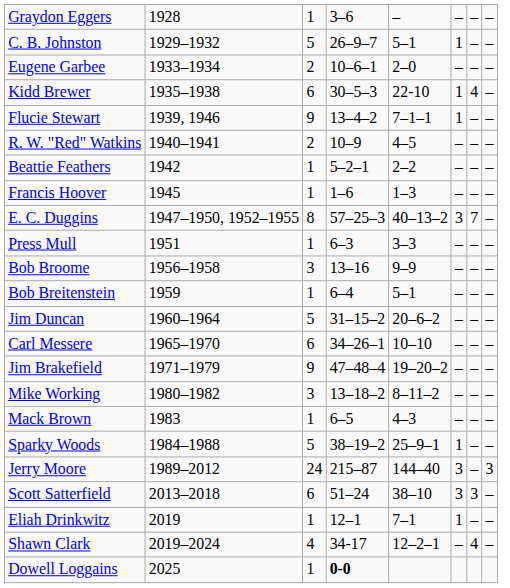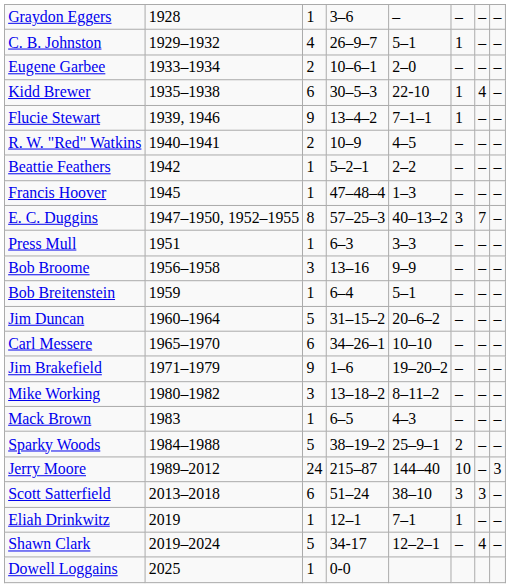(310, 42) 5 -> (310, 42) 4
(342, 192) 1–6 -> (357, 192) 47–48–4
(357, 368) 47–48–4 -> (342, 368) 1–6
(459, 444) 1 -> (459, 444) 2
(459, 469) 3 -> (463, 469) 10
(310, 544) 4 -> (310, 544) 5
(340, 569) bold -> (340, 569) normal
